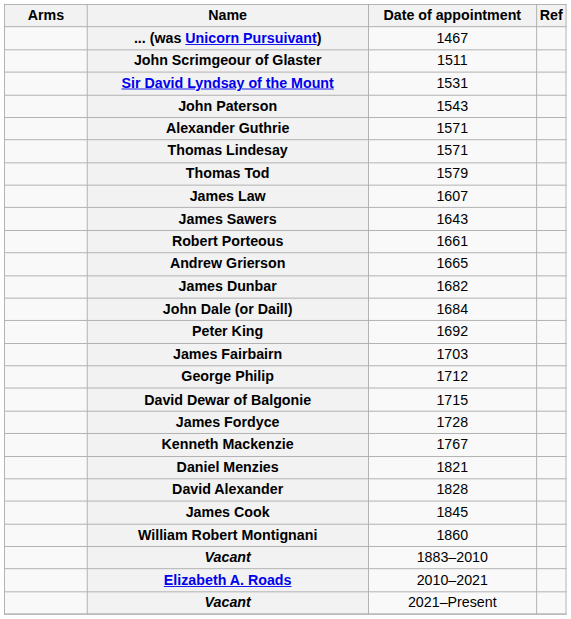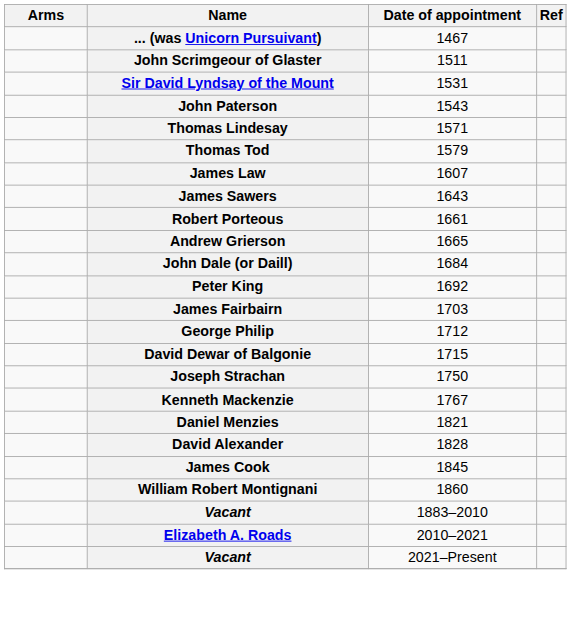- row: (228, 128)
- row: (228, 286)
- row: (228, 422)
+ row: (228, 377)
